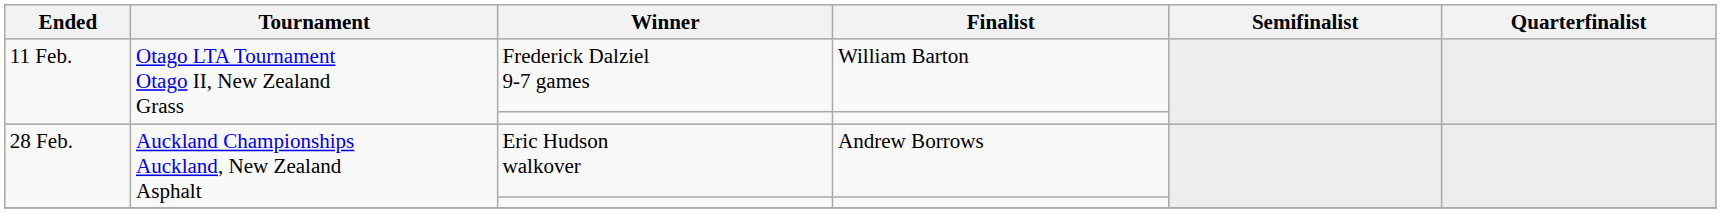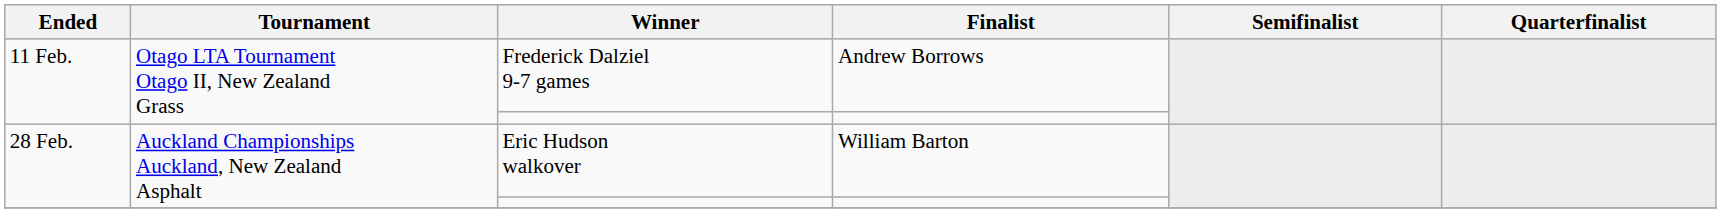(903, 56) William Barton -> (911, 56) Andrew Borrows
(911, 140) Andrew Borrows -> (903, 140) William Barton
